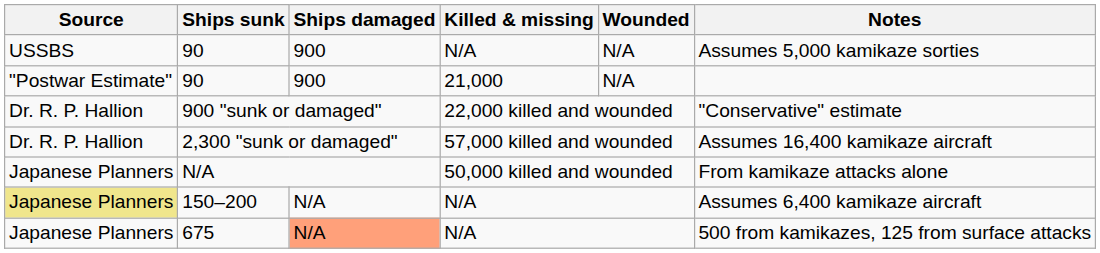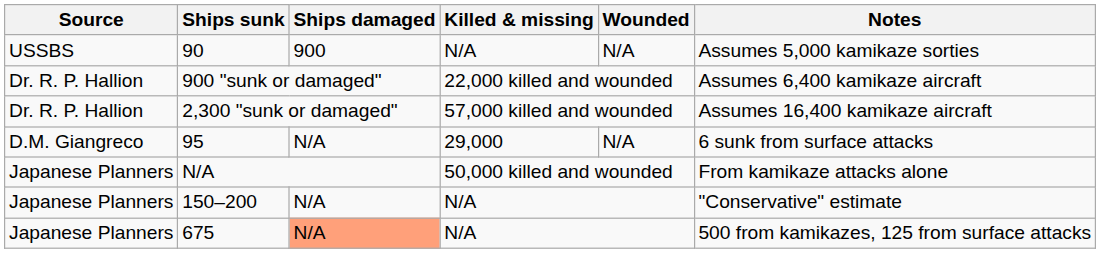- row: (193, 80)
(800, 111) "Conservative" estimate -> (840, 80) Assumes 6,400 kamikaze aircraft
+ row: (193, 141)
(91, 202) khaki background -> (91, 202) no background
(840, 202) Assumes 6,400 kamikaze aircraft -> (800, 202) "Conservative" estimate
